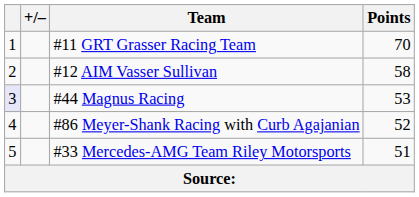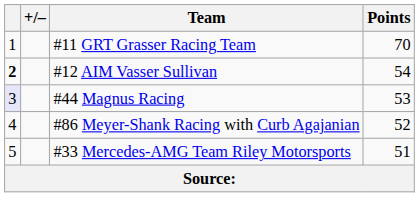(12, 71) normal -> (12, 71) bold
(402, 71) 58 -> (402, 71) 54
